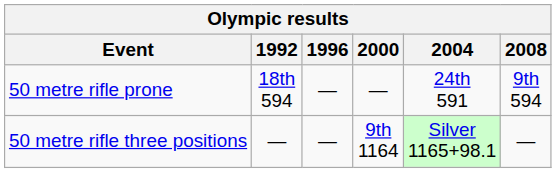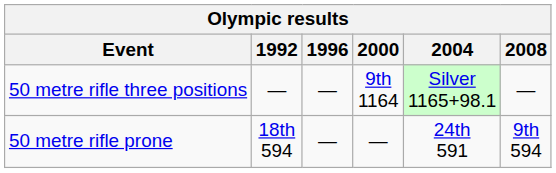rows swapped: (128, 141) <-> (91, 89)
